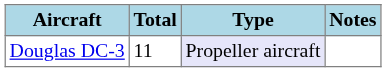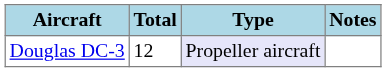(143, 50) 11 -> (143, 50) 12
